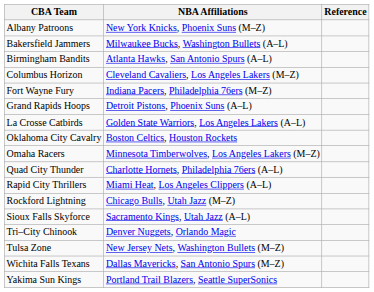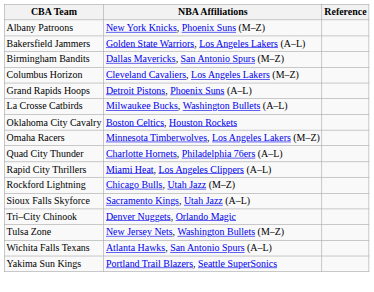(197, 43) Milwaukee Bucks, Washington Bullets (A–L) -> (206, 43) Golden State Warriors, Los Angeles Lakers (A–L)
(189, 59) Atlanta Hawks, San Antonio Spurs (A–L) -> (195, 59) Dallas Mavericks, San Antonio Spurs (M–Z)
- row: (40, 91)
(206, 122) Golden State Warriors, Los Angeles Lakers (A–L) -> (197, 106) Milwaukee Bucks, Washington Bullets (A–L)
(195, 264) Dallas Mavericks, San Antonio Spurs (M–Z) -> (189, 248) Atlanta Hawks, San Antonio Spurs (A–L)
